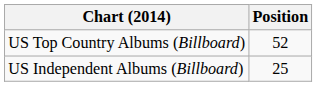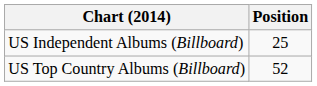rows swapped: (127, 42) <-> (126, 68)
